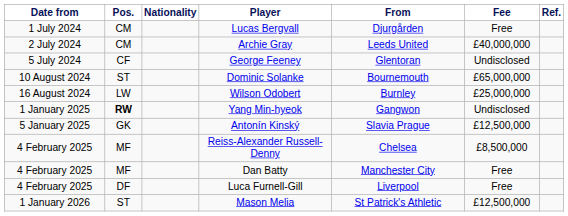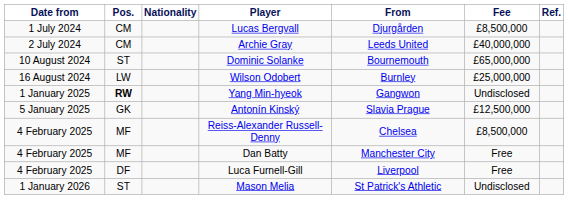(502, 28) Free -> (502, 28) £8,500,000
- row: (265, 61)
(502, 202) £12,500,000 -> (502, 186) Undisclosed
